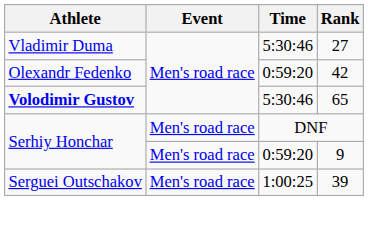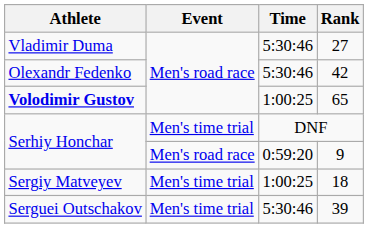(288, 73) 0:59:20 -> (288, 73) 5:30:46
(288, 100) 5:30:46 -> (288, 100) 1:00:25
(202, 127) Men's road race -> (202, 127) Men's time trial
+ row: (340, 182)
(202, 182) Men's road race -> (202, 209) Men's time trial
(288, 182) 1:00:25 -> (288, 209) 5:30:46
